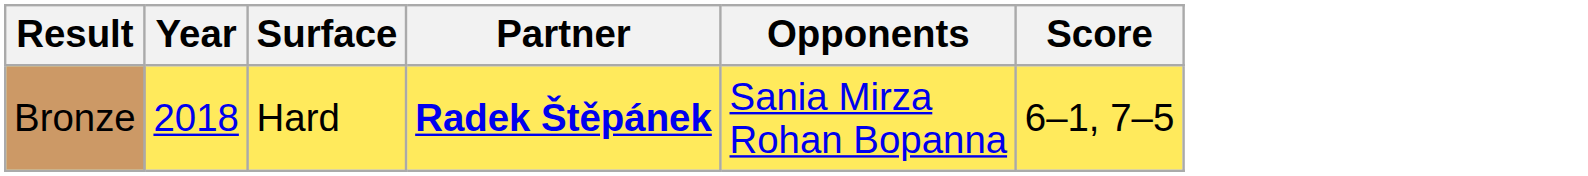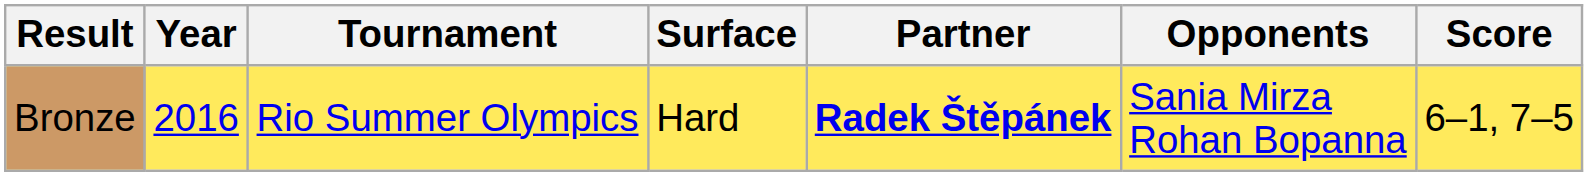+ column: (448, 34)
(196, 117) 2018 -> (196, 117) 2016
